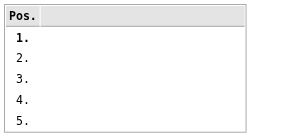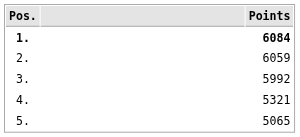+ column: (270, 16)
